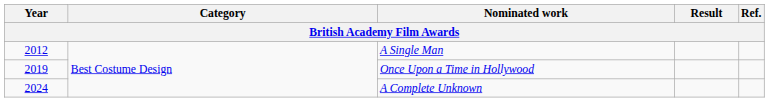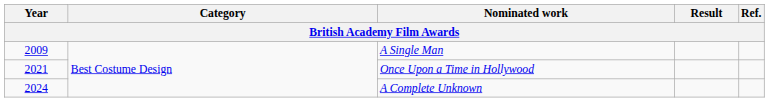(36, 50) 2012 -> (36, 50) 2009
(36, 69) 2019 -> (36, 69) 2021
